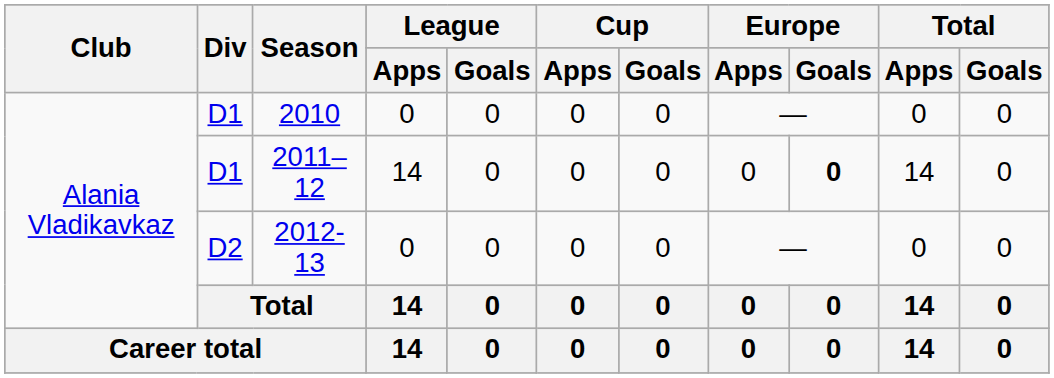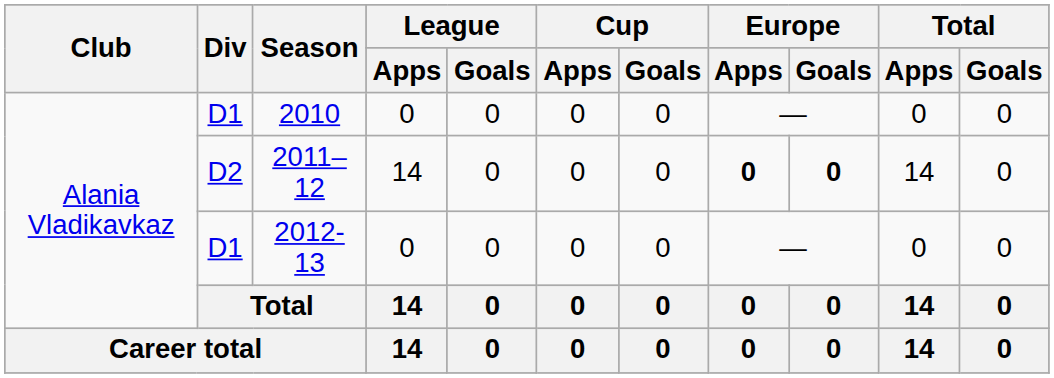(225, 172) D1 -> (225, 172) D2
(748, 172) normal -> (748, 172) bold
(225, 247) D2 -> (225, 247) D1
